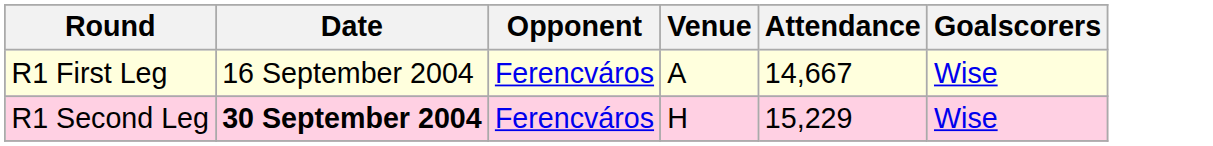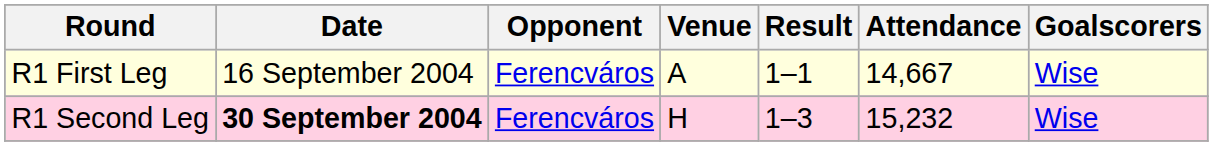+ column: (809, 27)
(809, 118) 15,229 -> (909, 118) 15,232
